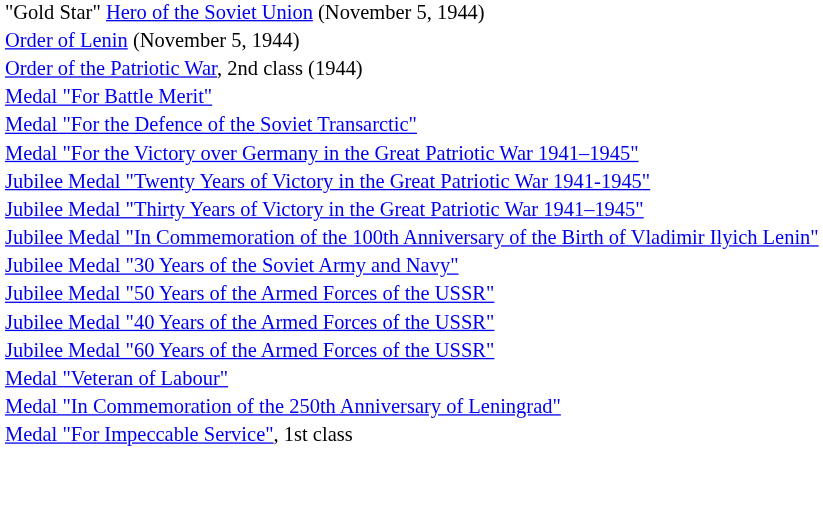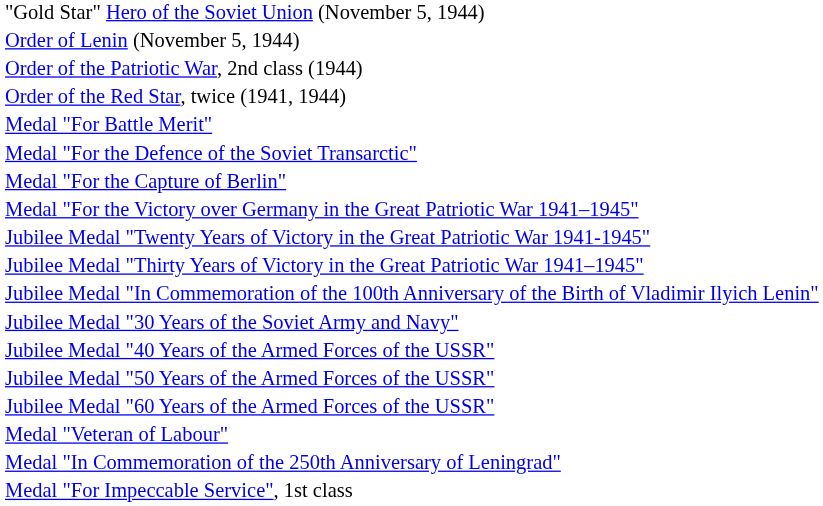+ row: (175, 96)
+ row: (146, 181)
rows swapped: (250, 321) <-> (250, 293)
